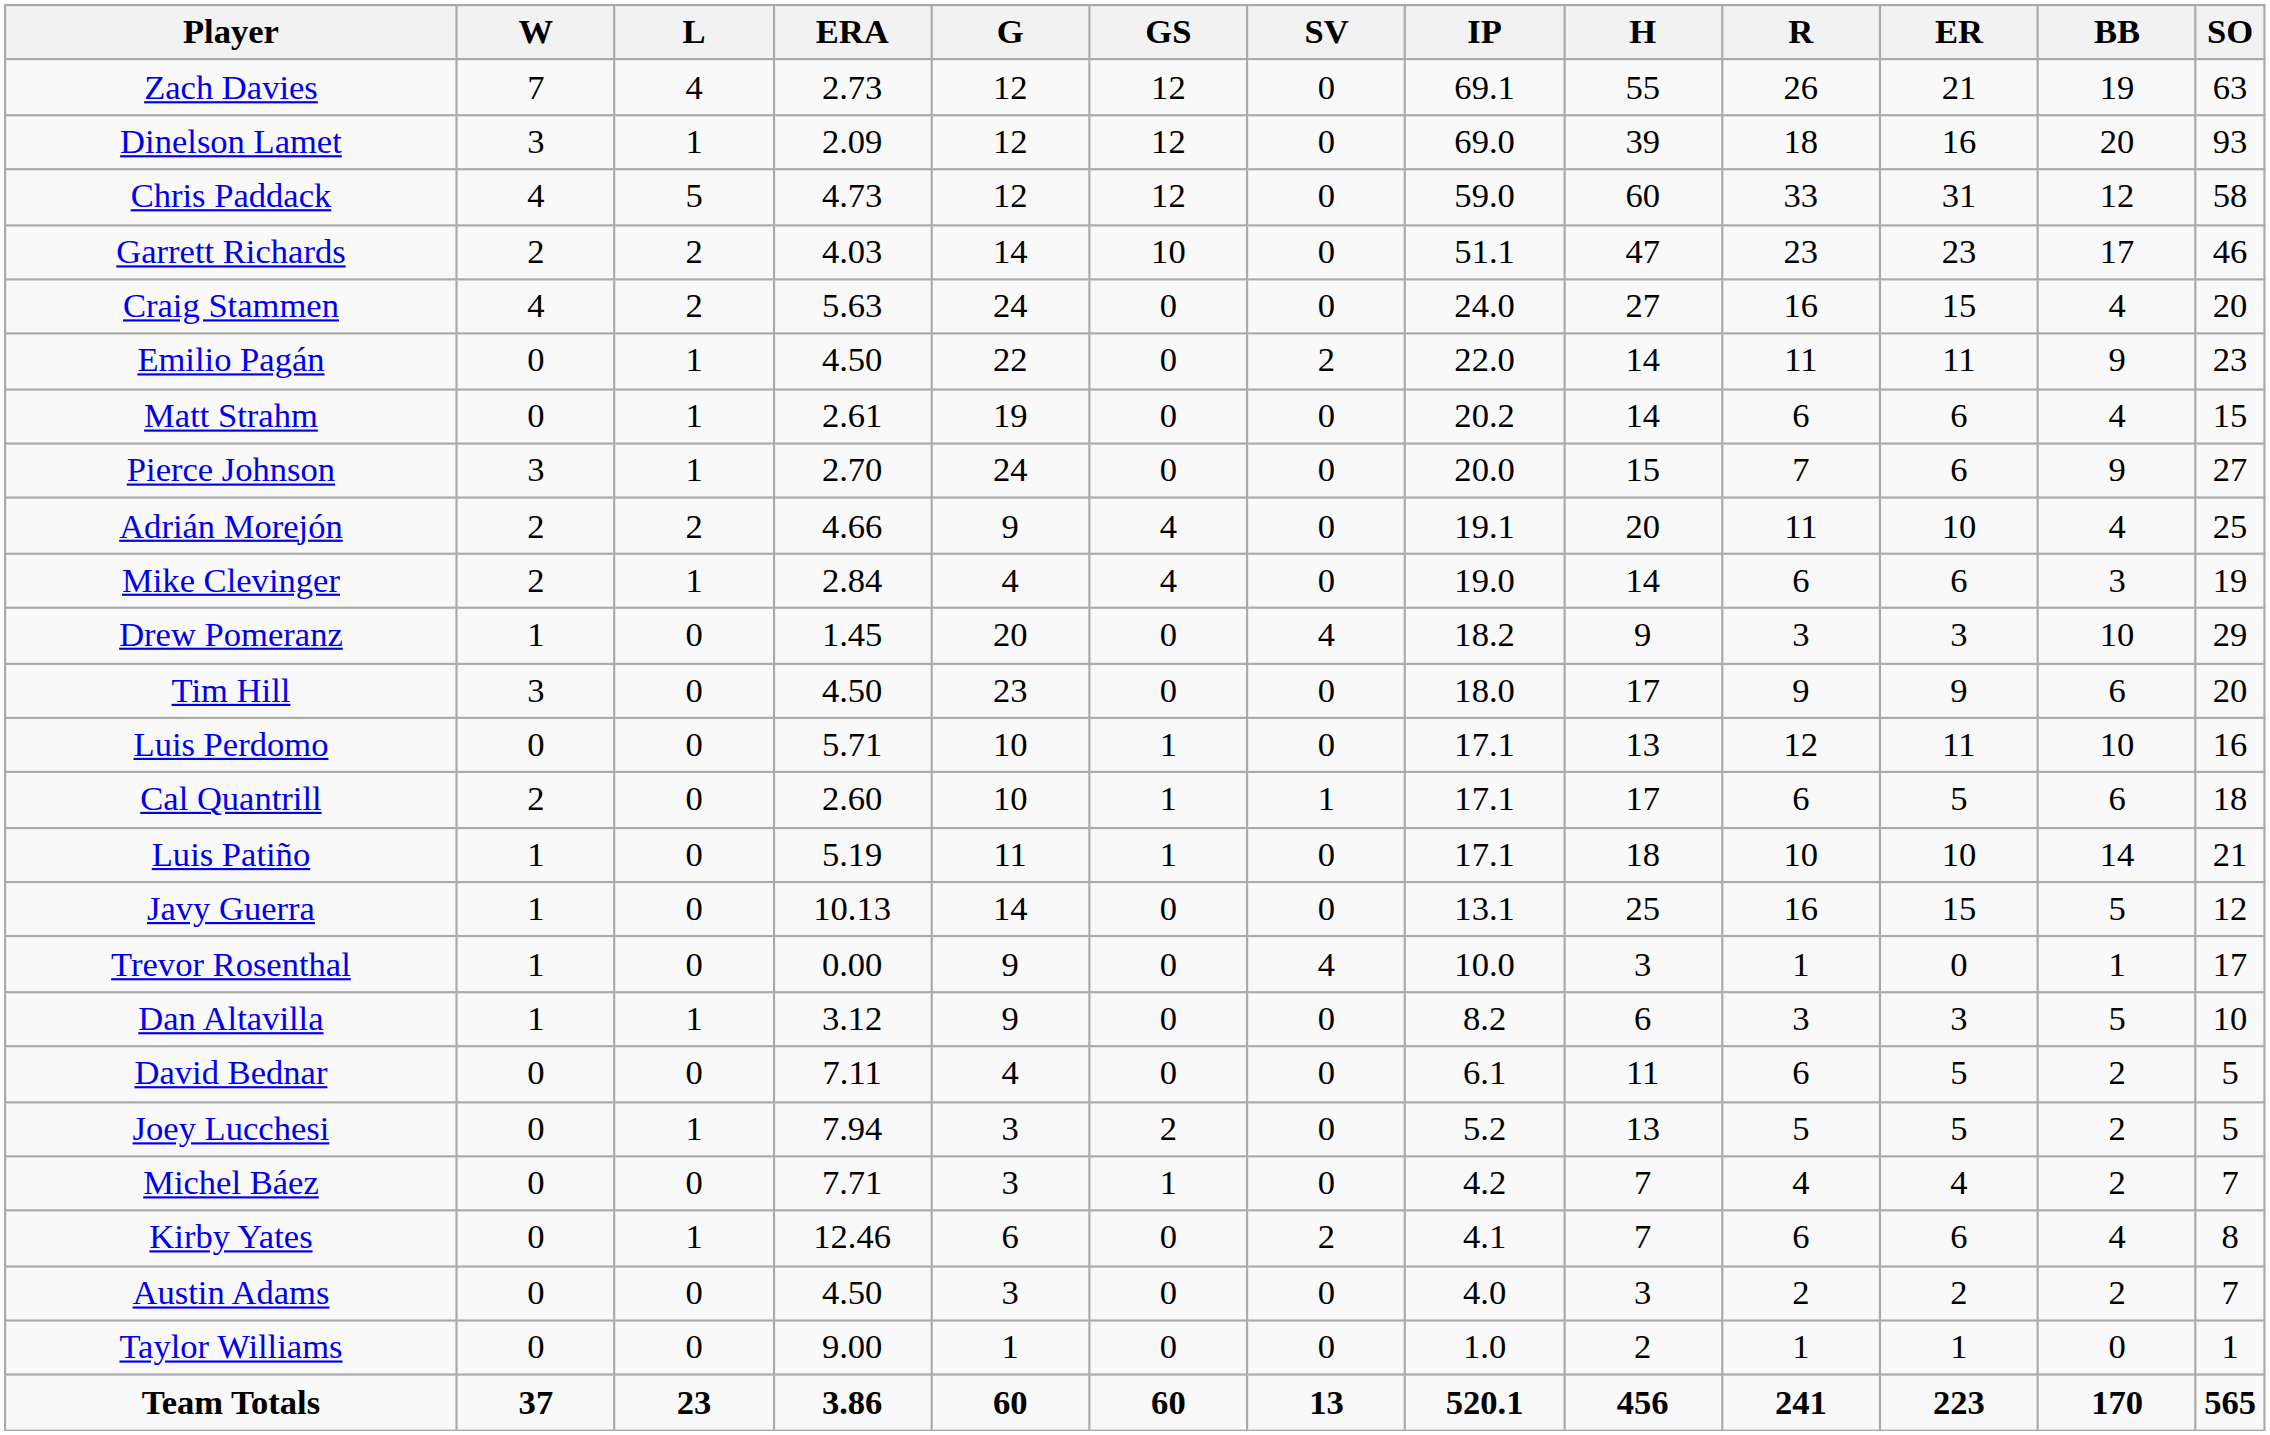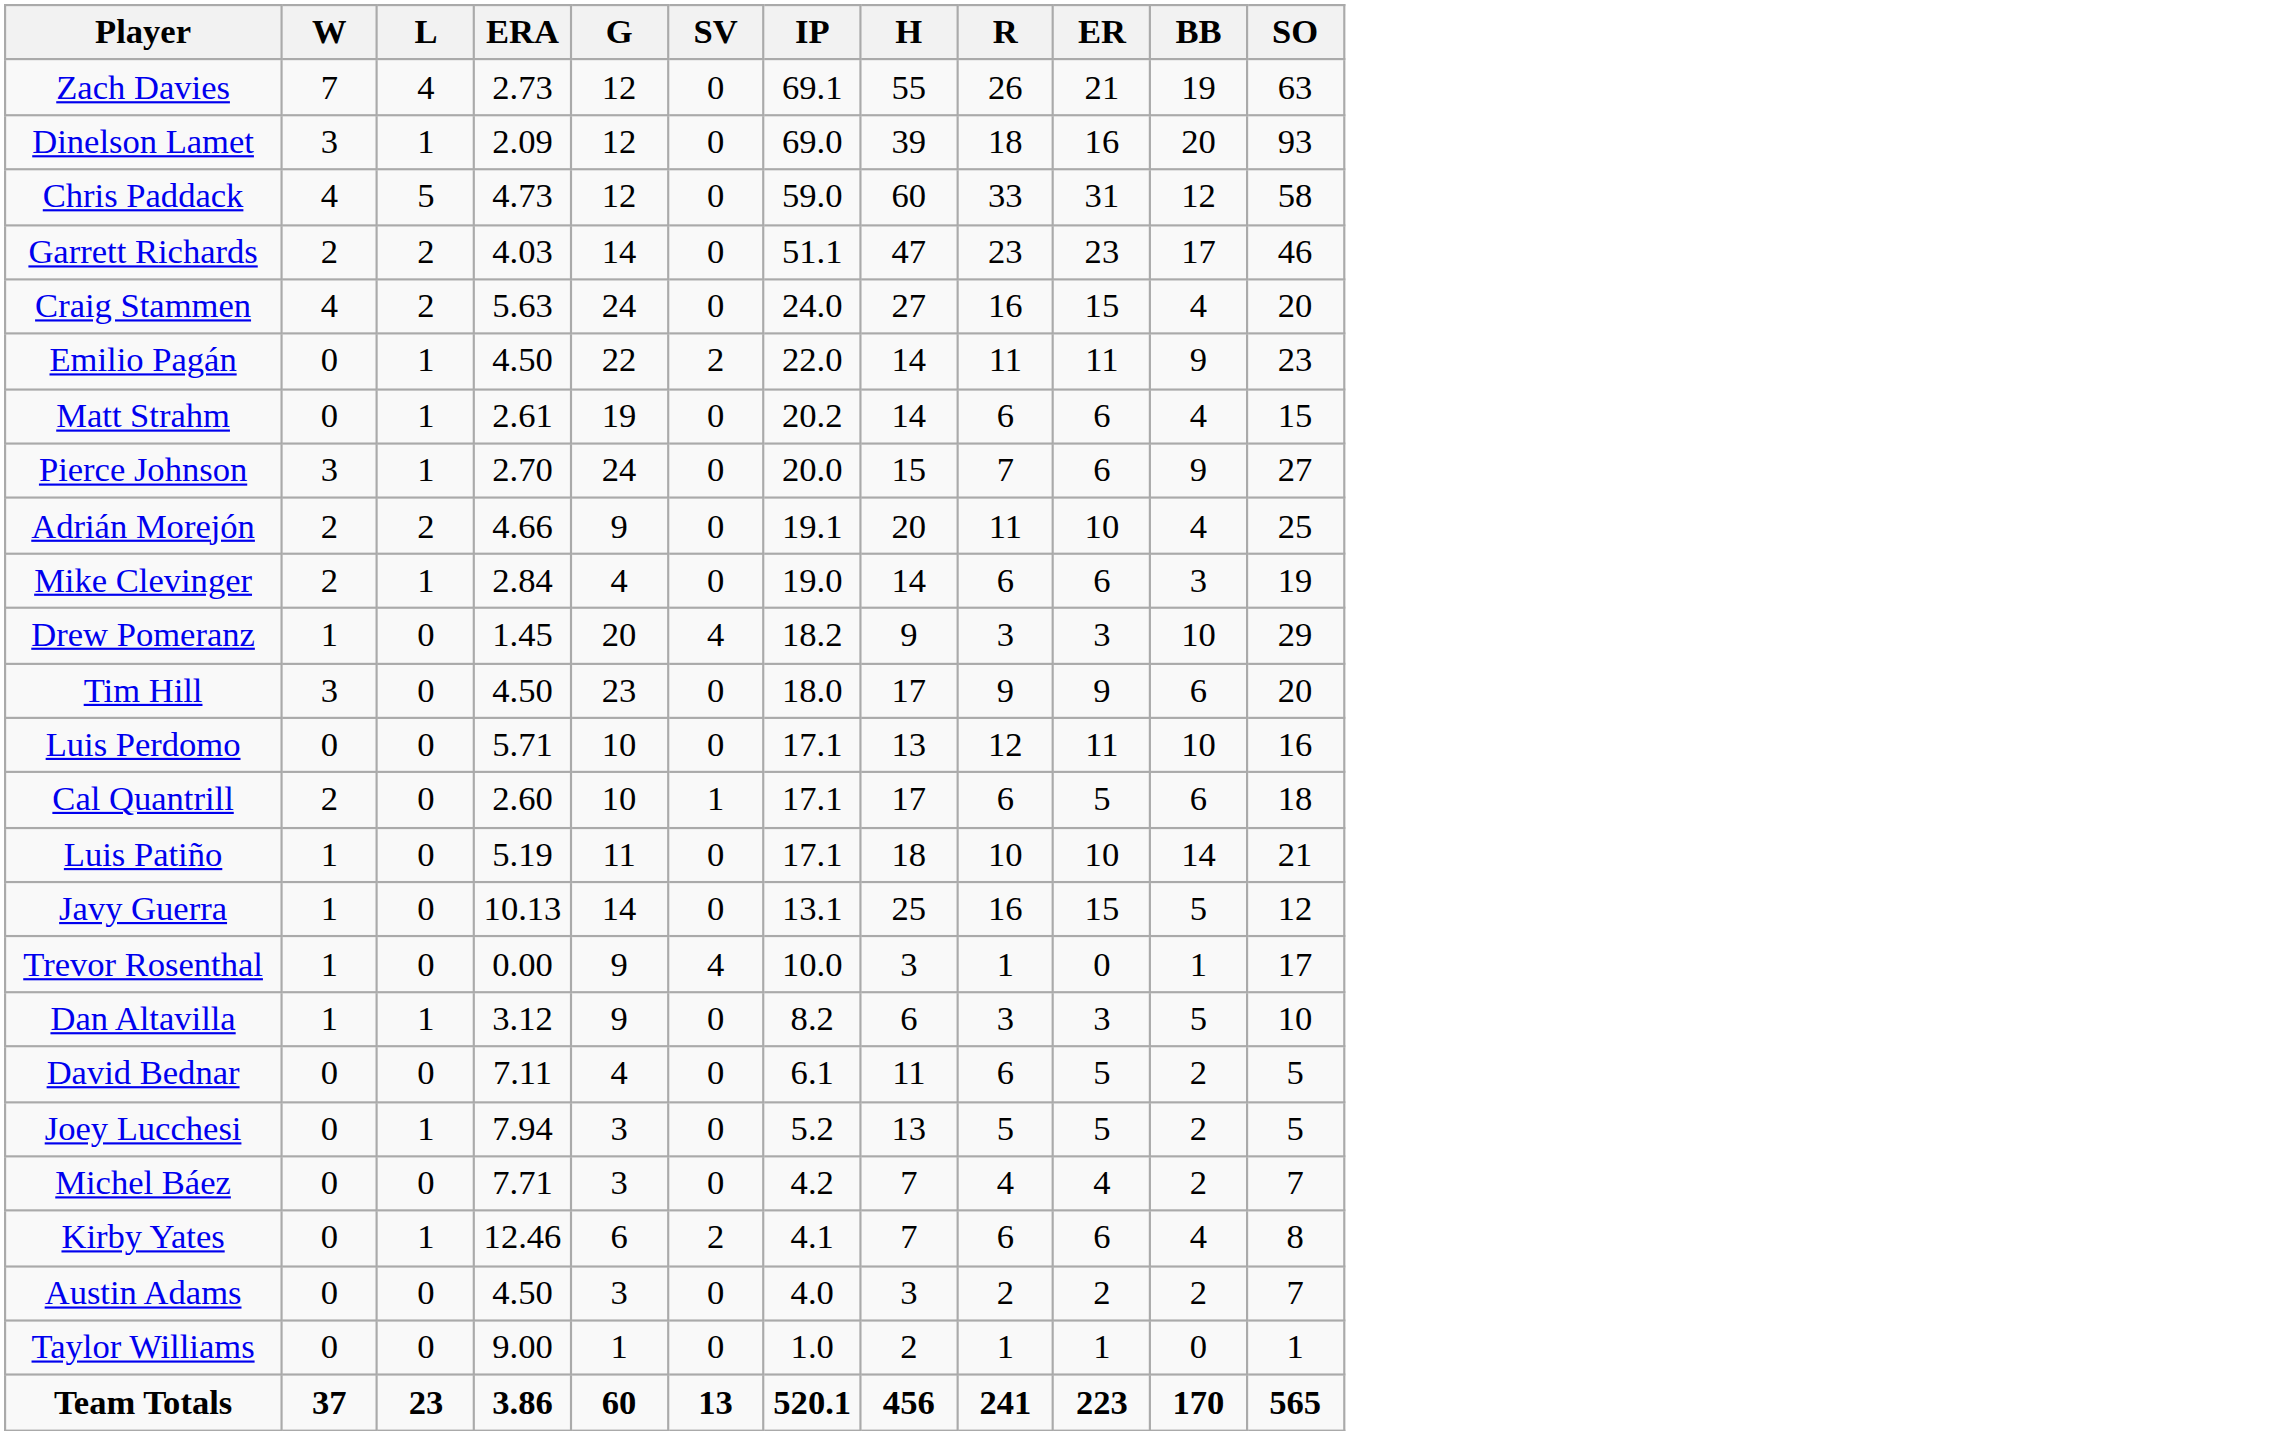- column: (1168, 31)
